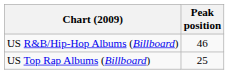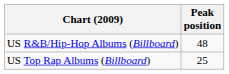(202, 43) 46 -> (202, 43) 48
